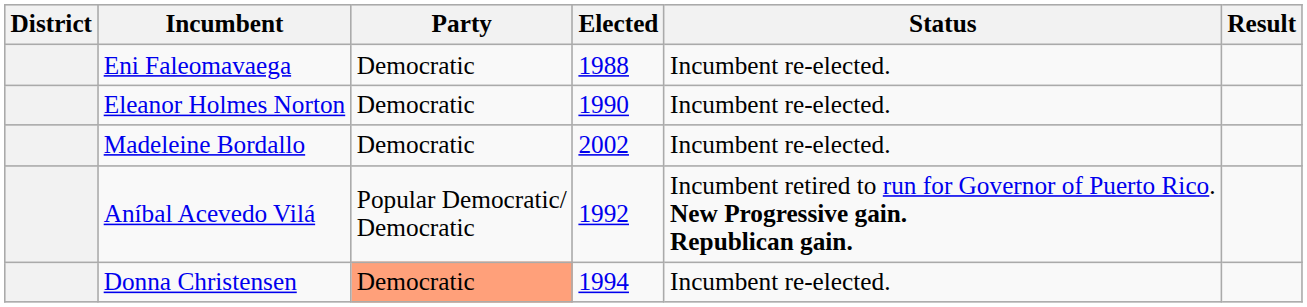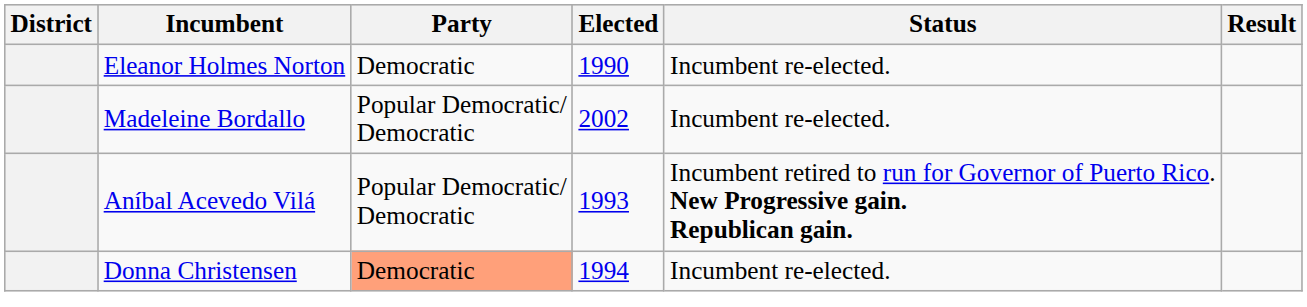- row: (197, 64)
(416, 144) Democratic -> (462, 118) Popular Democratic/ Democratic
(604, 213) 1992 -> (604, 201) 1993
